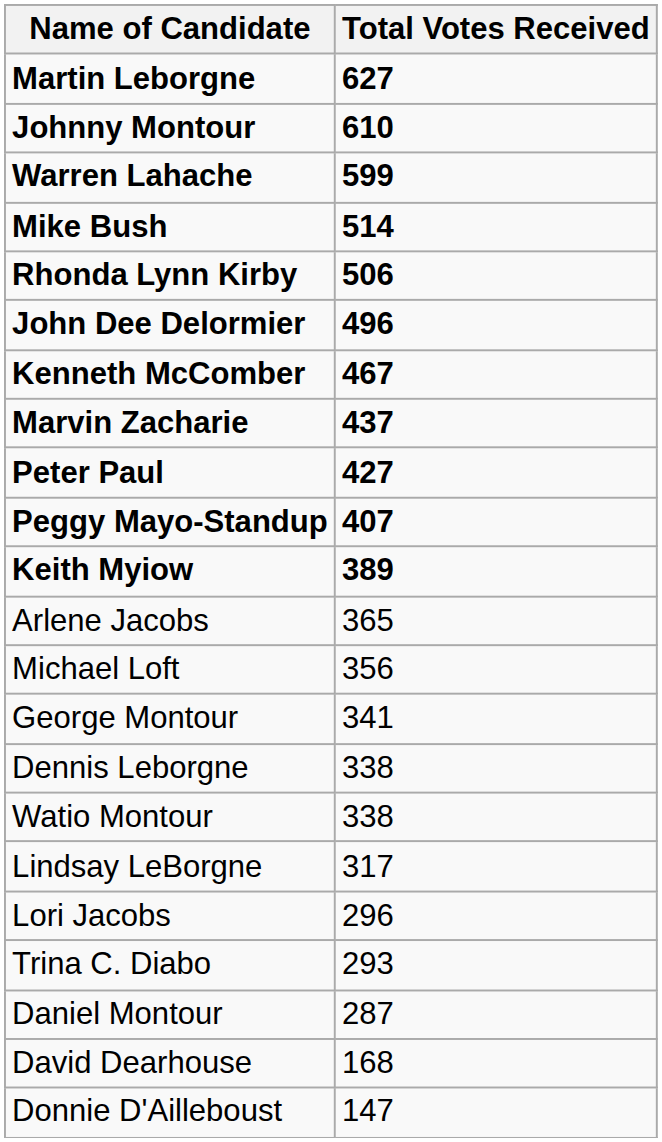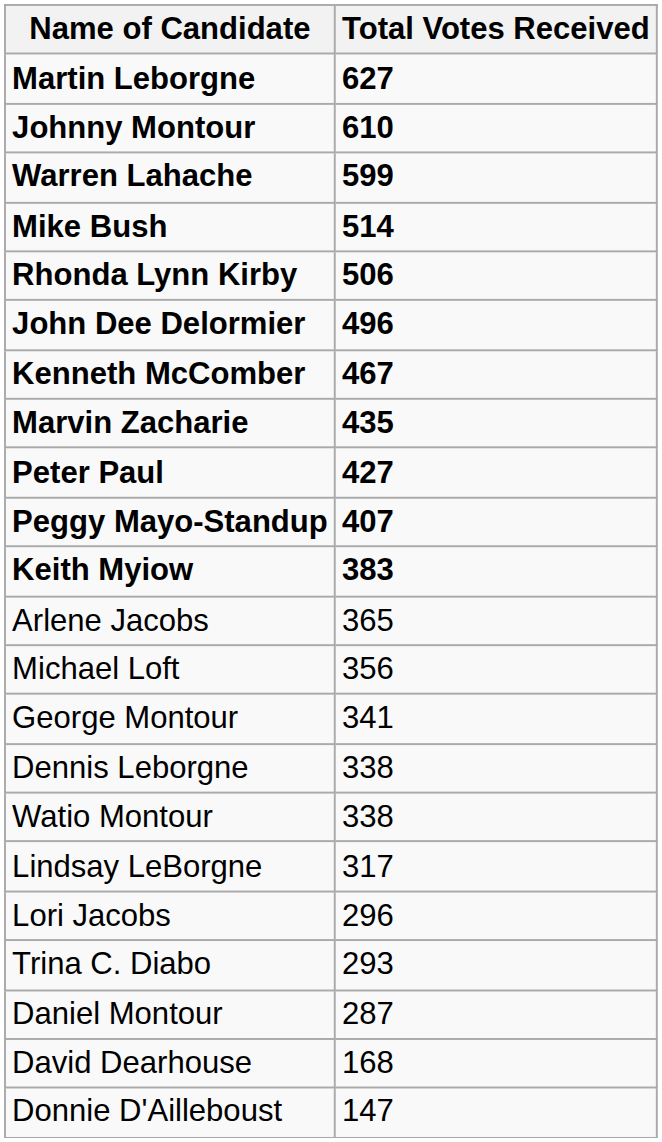(368, 422) 437 -> (368, 422) 435
(368, 570) 389 -> (368, 570) 383
